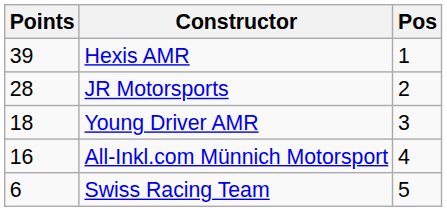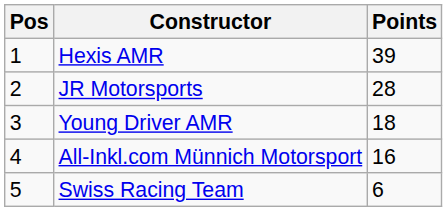columns swapped: (418, 22) <-> (42, 22)
